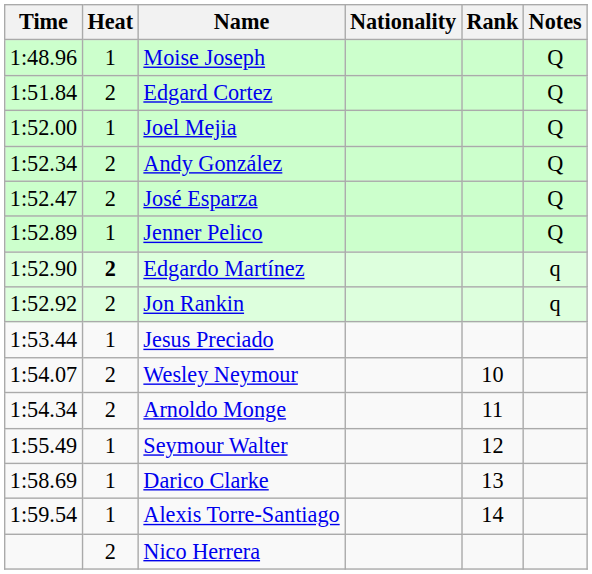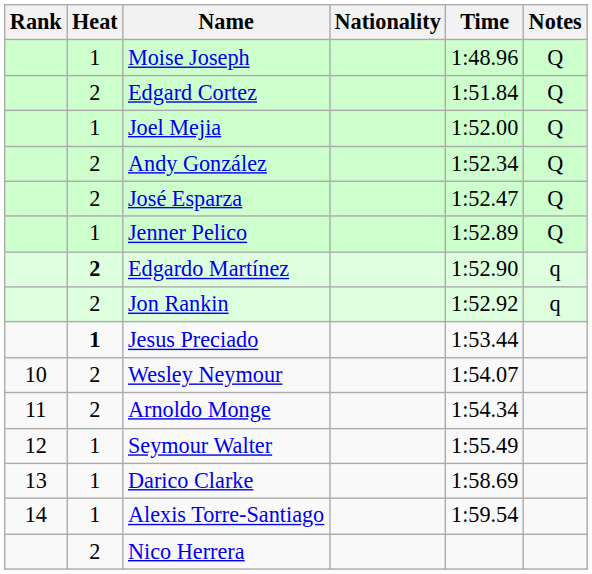columns swapped: (492, 22) <-> (43, 22)
(110, 339) normal -> (95, 339) bold
